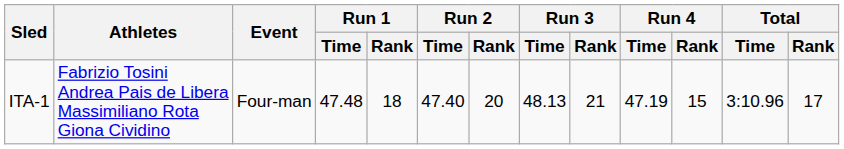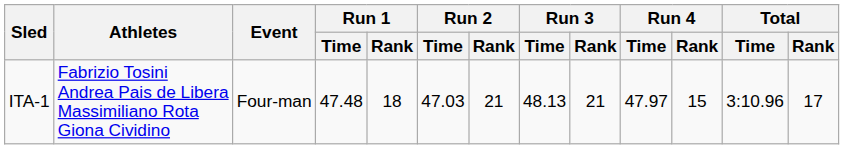(443, 102) 47.40 -> (443, 102) 47.03
(494, 102) 20 -> (494, 102) 21
(646, 102) 47.19 -> (646, 102) 47.97
